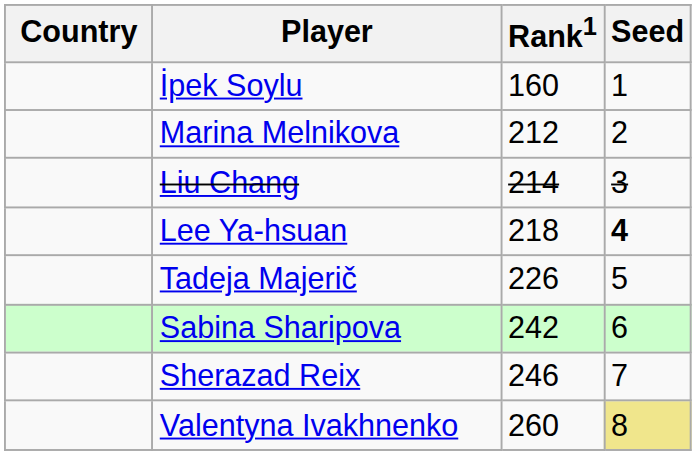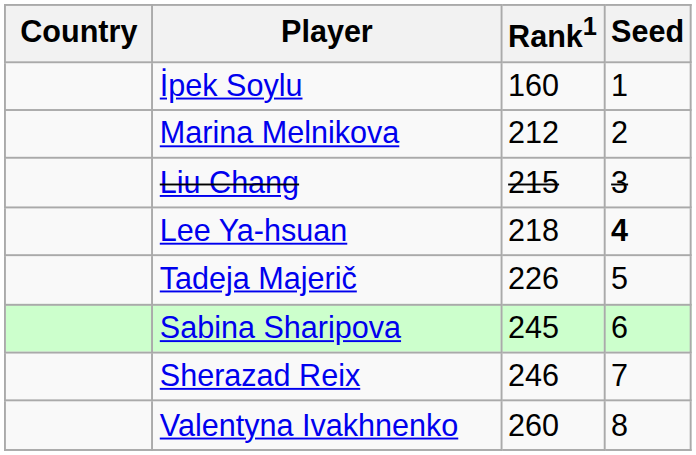(534, 182) 214 -> (534, 182) 215
(534, 327) 242 -> (534, 327) 245
(620, 424) khaki background -> (620, 424) no background
